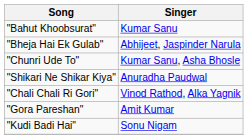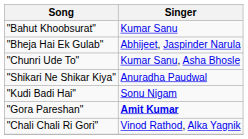rows swapped: (52, 93) <-> (41, 126)
(147, 110) normal -> (150, 110) bold
